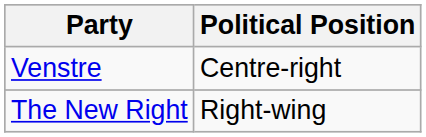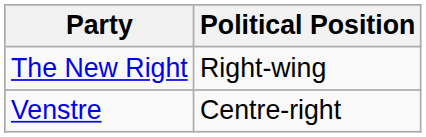rows swapped: (99, 110) <-> (56, 68)
